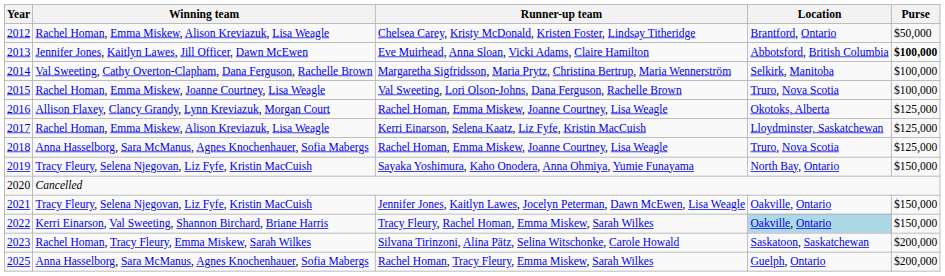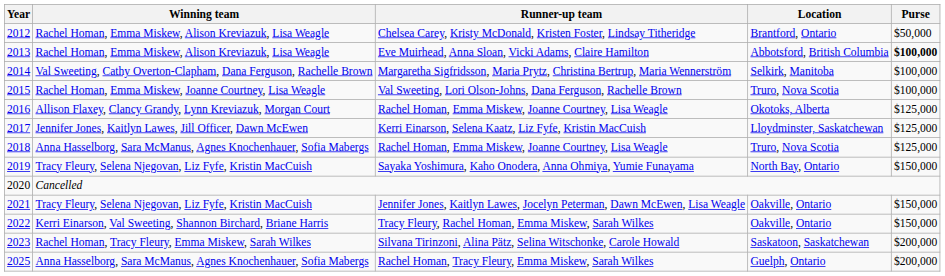(172, 52) Jennifer Jones, Kaitlyn Lawes, Jill Officer, Dawn McEwen -> (182, 52) Rachel Homan, Emma Miskew, Alison Kreviazuk, Lisa Weagle
(182, 128) Rachel Homan, Emma Miskew, Alison Kreviazuk, Lisa Weagle -> (172, 128) Jennifer Jones, Kaitlyn Lawes, Jill Officer, Dawn McEwen
(791, 223) lightblue background -> (791, 223) no background
